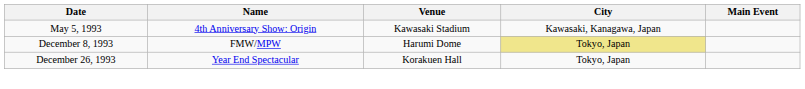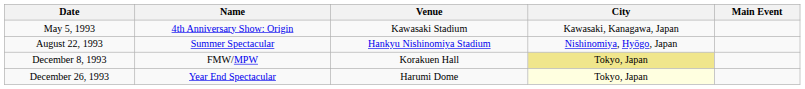+ row: (69, 44)
(432, 44) Harumi Dome -> (429, 60) Korakuen Hall
(432, 60) Korakuen Hall -> (429, 76) Harumi Dome
(603, 60) no background -> (621, 76) lightyellow background
